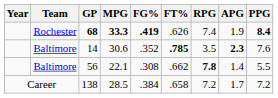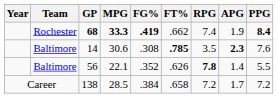(179, 31) .626 -> (179, 31) .662
(149, 49) .352 -> (149, 49) .308
(149, 66) .308 -> (149, 66) .352
(179, 66) .662 -> (179, 66) .626
